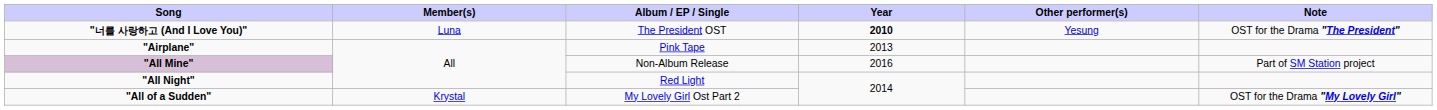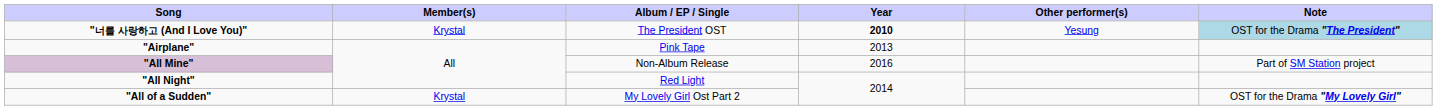(449, 30) Luna -> (449, 30) Krystal
(1315, 30) no background -> (1315, 30) lightblue background
